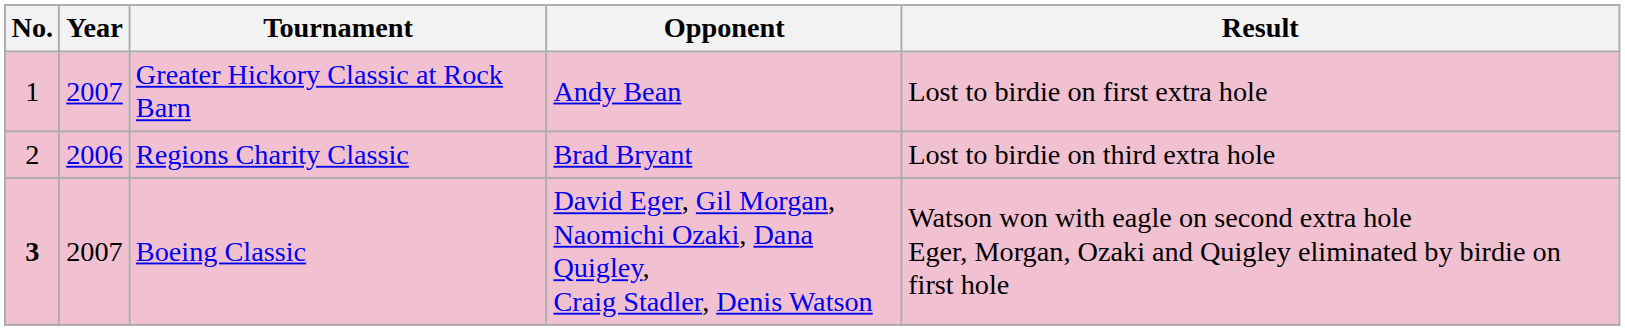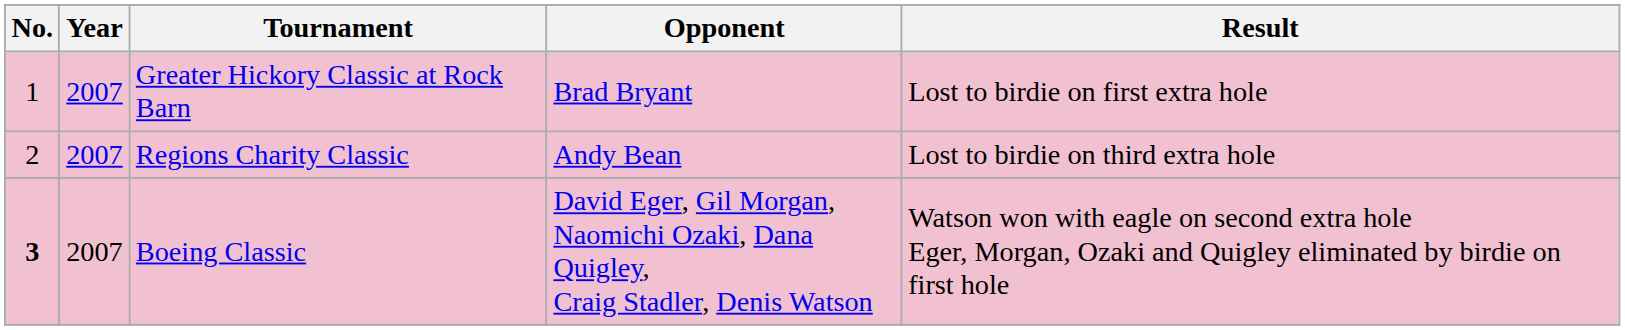(617, 91) Andy Bean -> (623, 91) Brad Bryant
(94, 154) 2006 -> (94, 154) 2007
(623, 154) Brad Bryant -> (617, 154) Andy Bean
